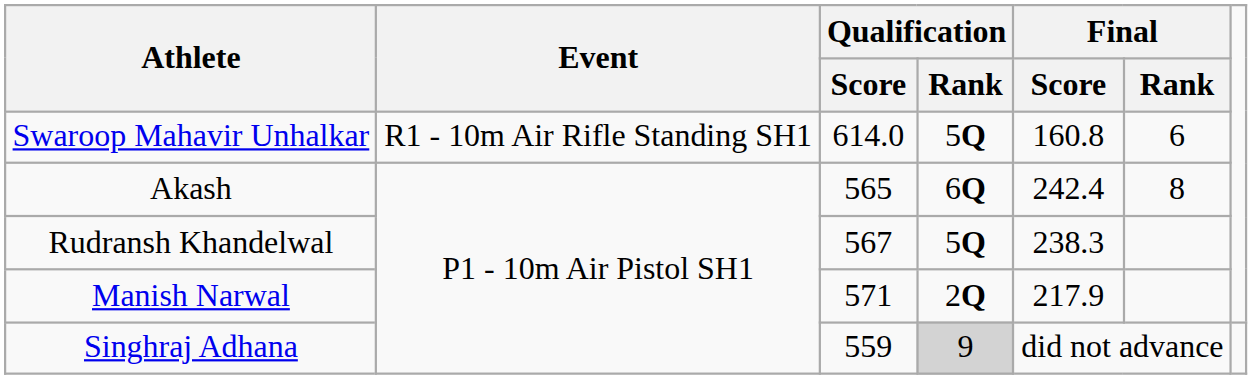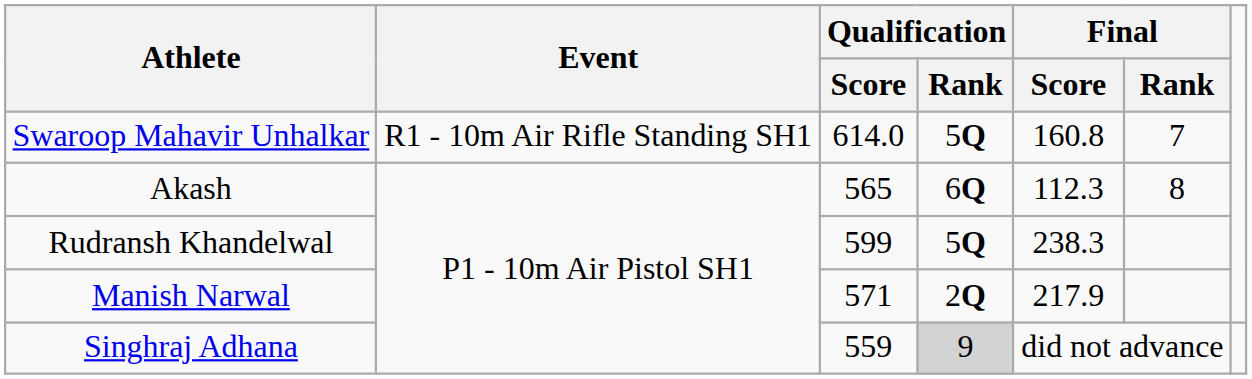(1177, 136) 6 -> (1177, 136) 7
(1068, 189) 242.4 -> (1068, 189) 112.3
(868, 242) 567 -> (868, 242) 599
